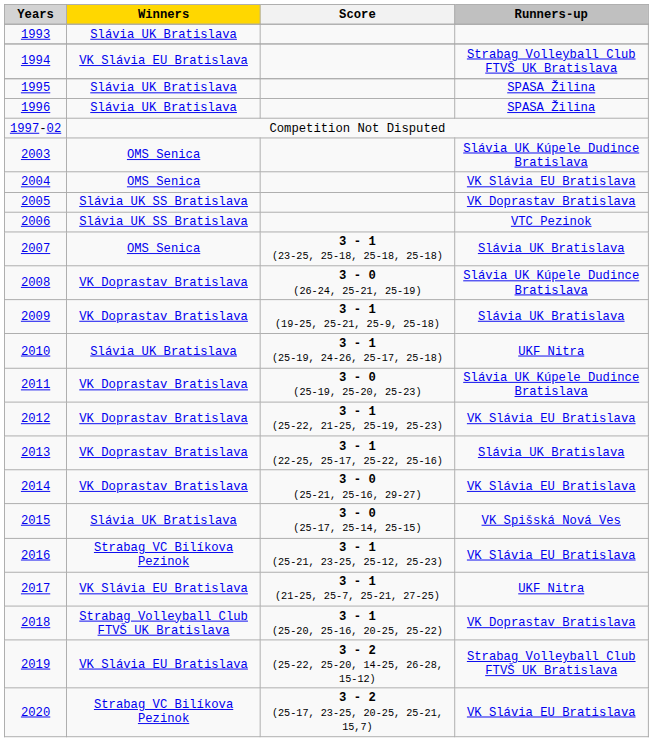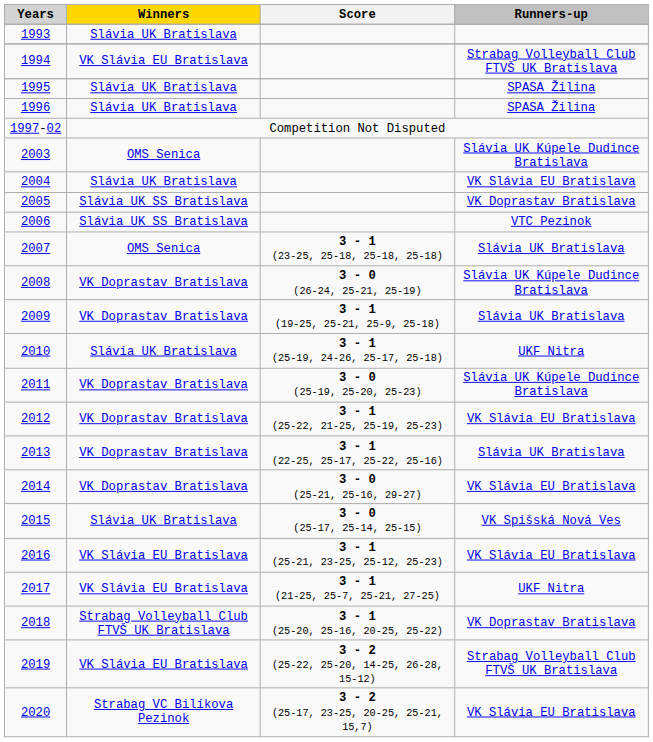(164, 182) OMS Senica -> (164, 182) Slávia UK Bratislava
(164, 555) Strabag VC Bilíkova Pezinok -> (164, 555) VK Slávia EU Bratislava
